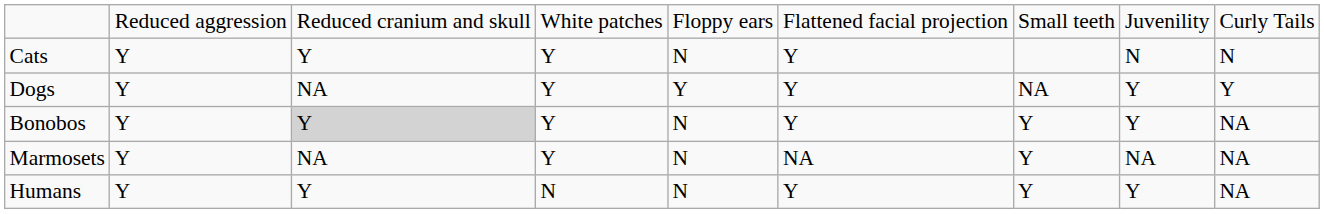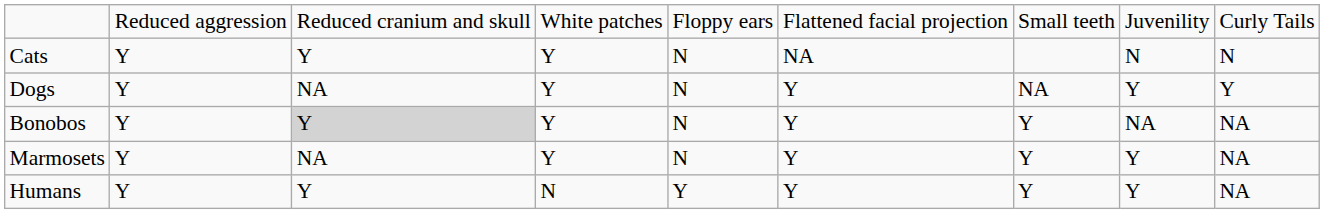(791, 55) Y -> (799, 55) NA
(680, 89) Y -> (680, 89) N
(1133, 123) Y -> (1140, 123) NA
(799, 157) NA -> (791, 157) Y
(1140, 157) NA -> (1133, 157) Y
(680, 191) N -> (680, 191) Y
